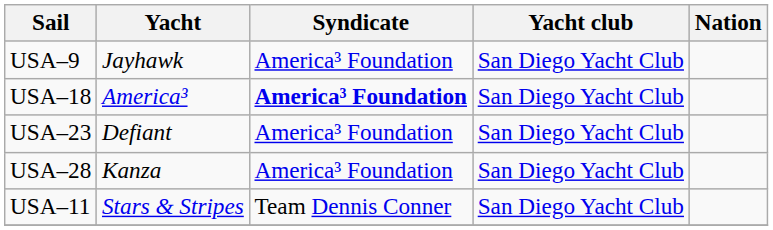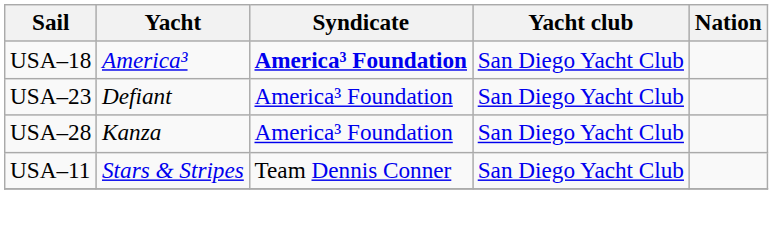- row: (45, 59)
